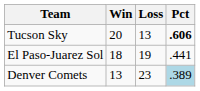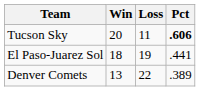(145, 34) 13 -> (145, 34) 11
(145, 75) 23 -> (145, 75) 22
(180, 75) lightblue background -> (180, 75) no background
